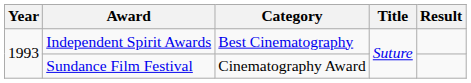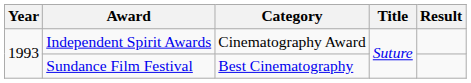(286, 41) Best Cinematography -> (292, 41) Cinematography Award
(292, 66) Cinematography Award -> (286, 66) Best Cinematography
